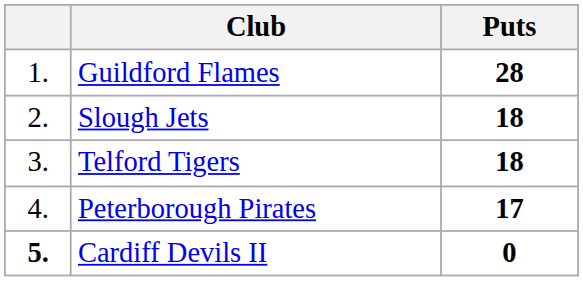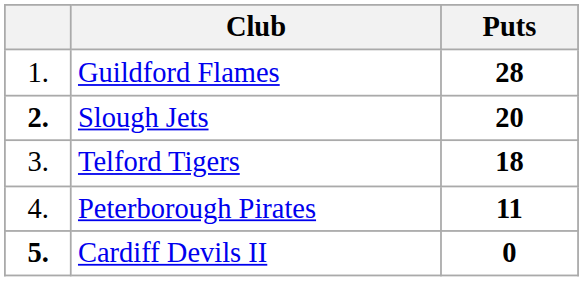(38, 117) normal -> (38, 117) bold
(509, 117) 18 -> (509, 117) 20
(509, 207) 17 -> (509, 207) 11
